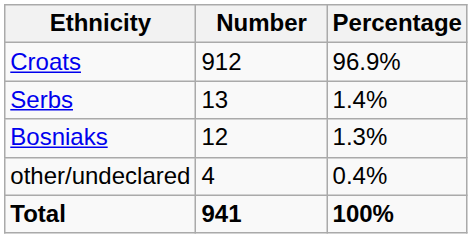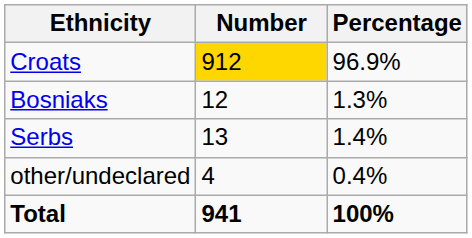(222, 61) no background -> (222, 61) gold background
rows swapped: (42, 99) <-> (59, 137)
